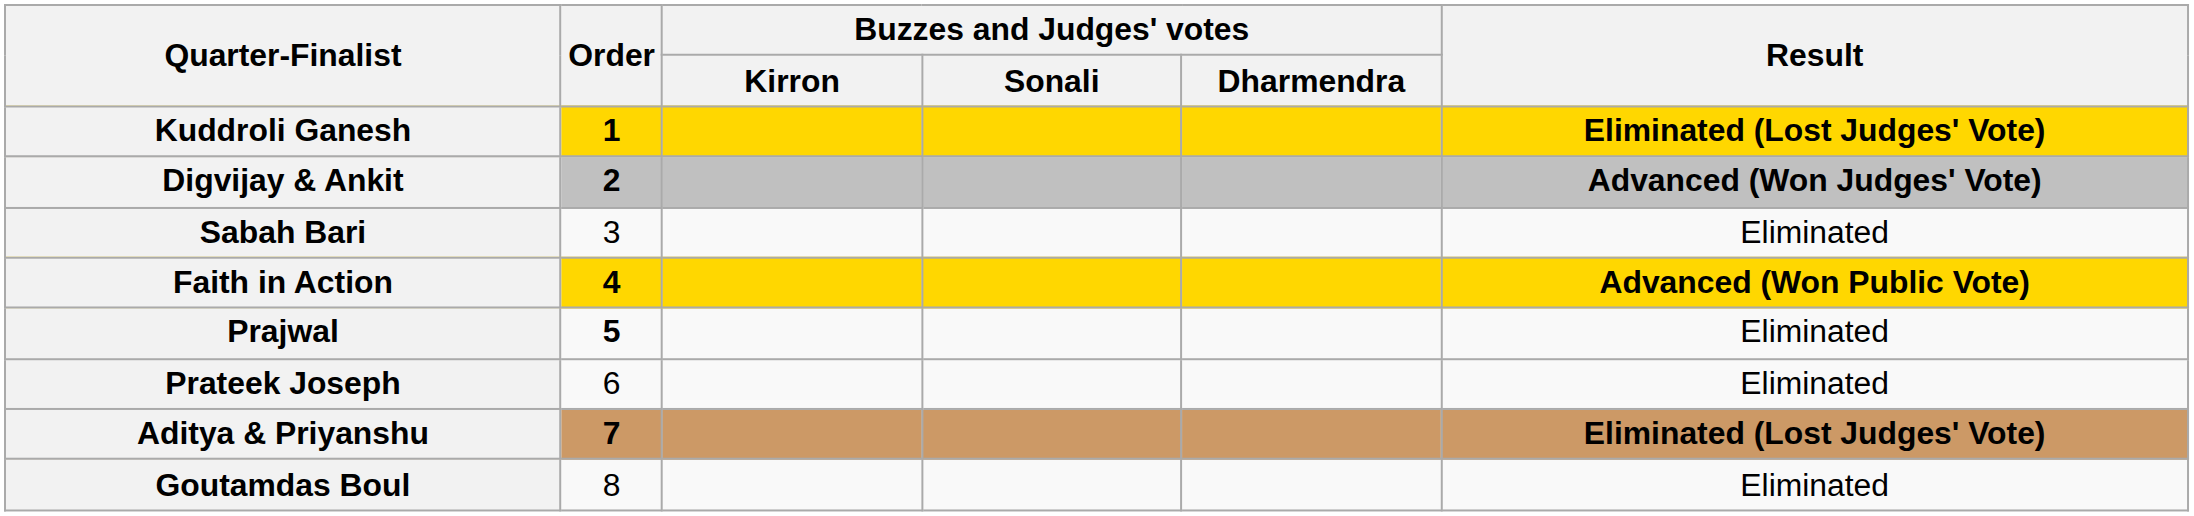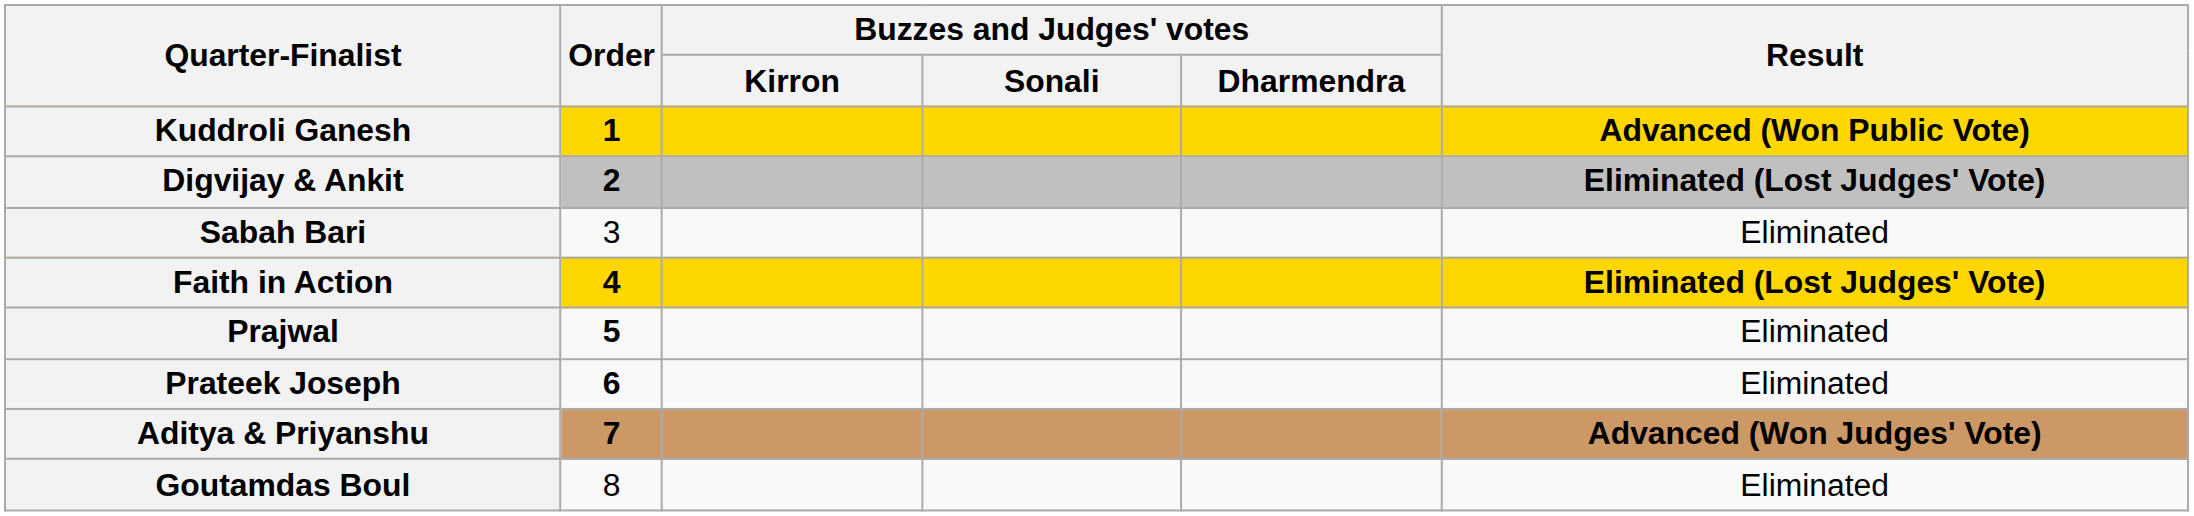(1815, 130) Eliminated (Lost Judges' Vote) -> (1815, 130) Advanced (Won Public Vote)
(1815, 181) Advanced (Won Judges' Vote) -> (1815, 181) Eliminated (Lost Judges' Vote)
(1815, 282) Advanced (Won Public Vote) -> (1815, 282) Eliminated (Lost Judges' Vote)
(612, 383) normal -> (612, 383) bold
(1815, 433) Eliminated (Lost Judges' Vote) -> (1815, 433) Advanced (Won Judges' Vote)
